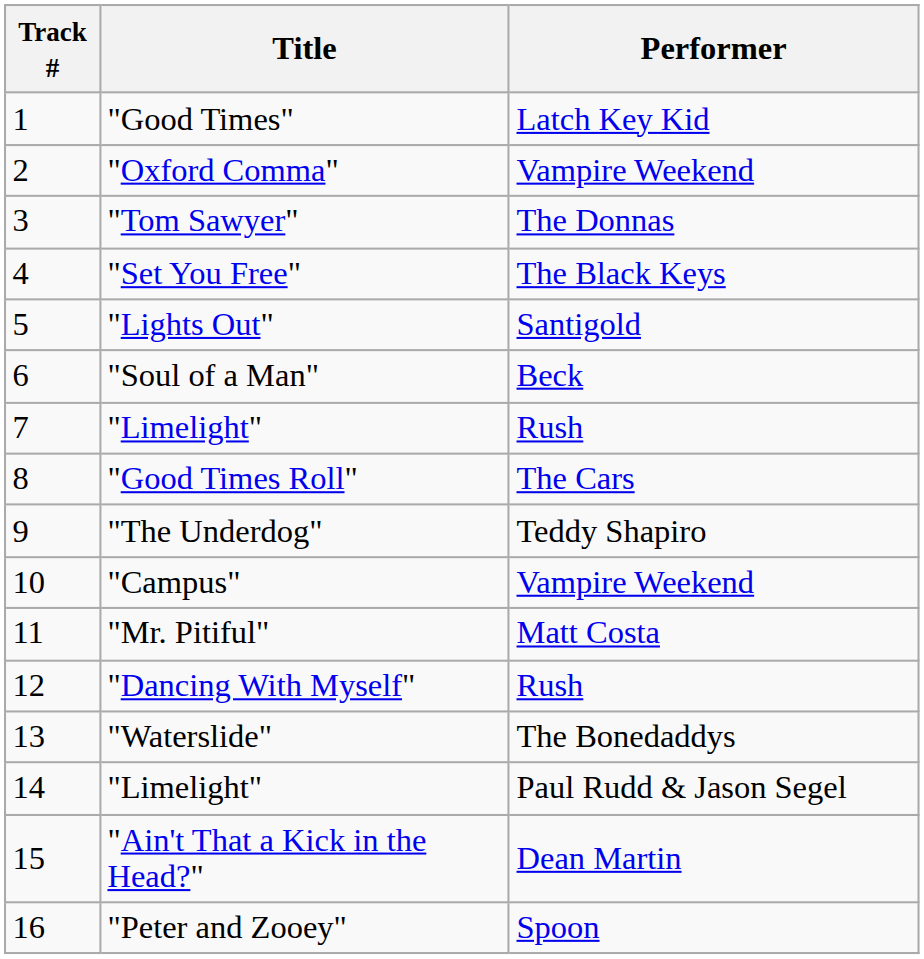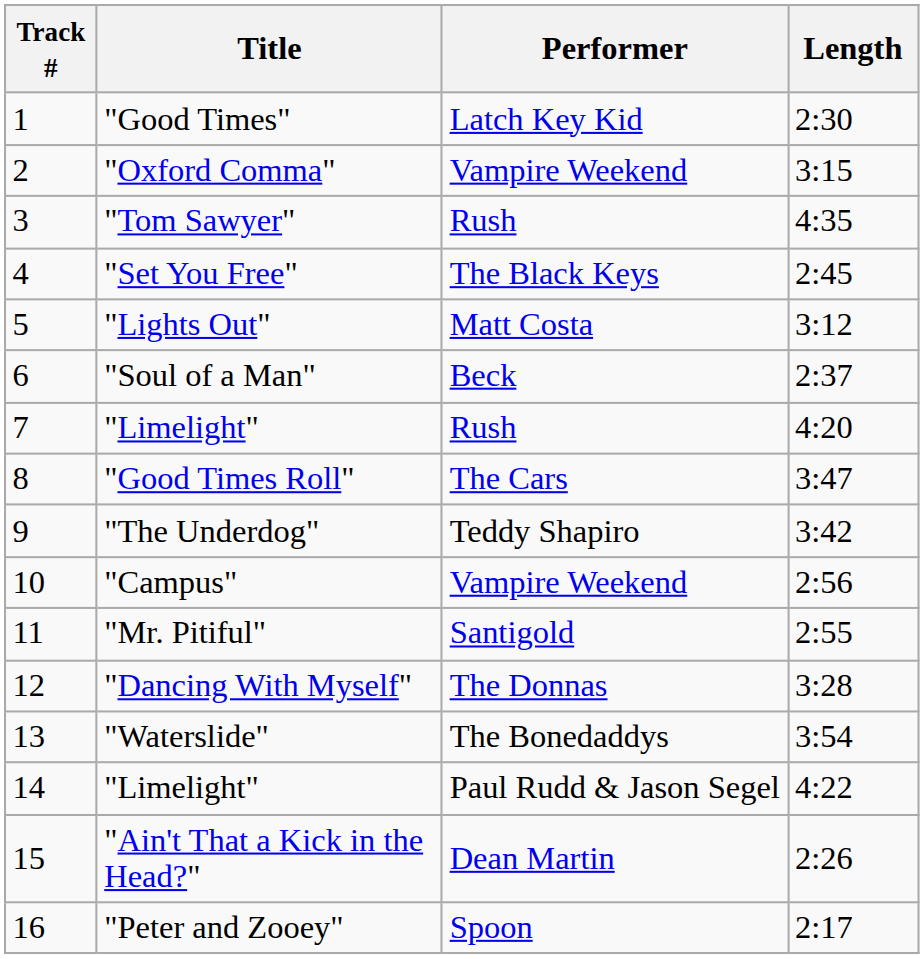+ column: (853, 48)
(595, 221) The Donnas -> (483, 221) Rush
(579, 324) Santigold -> (521, 324) Matt Costa
(588, 633) Matt Costa -> (512, 633) Santigold
(550, 684) Rush -> (529, 684) The Donnas
